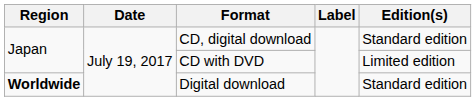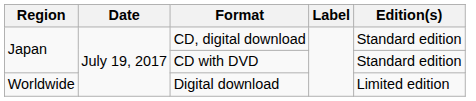(409, 61) Limited edition -> (409, 61) Standard edition
(44, 84) bold -> (41, 84) normal
(415, 84) Standard edition -> (403, 84) Limited edition
